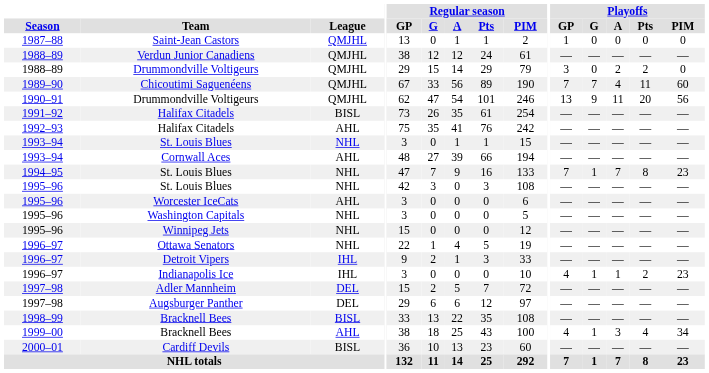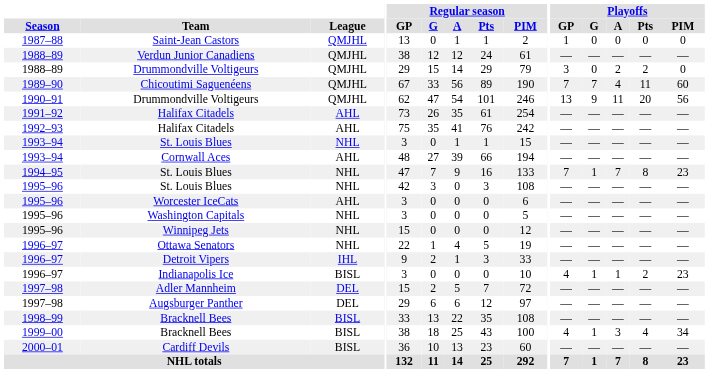(348, 113) BISL -> (348, 113) AHL
(348, 274) IHL -> (348, 274) BISL
(348, 332) AHL -> (348, 332) BISL
